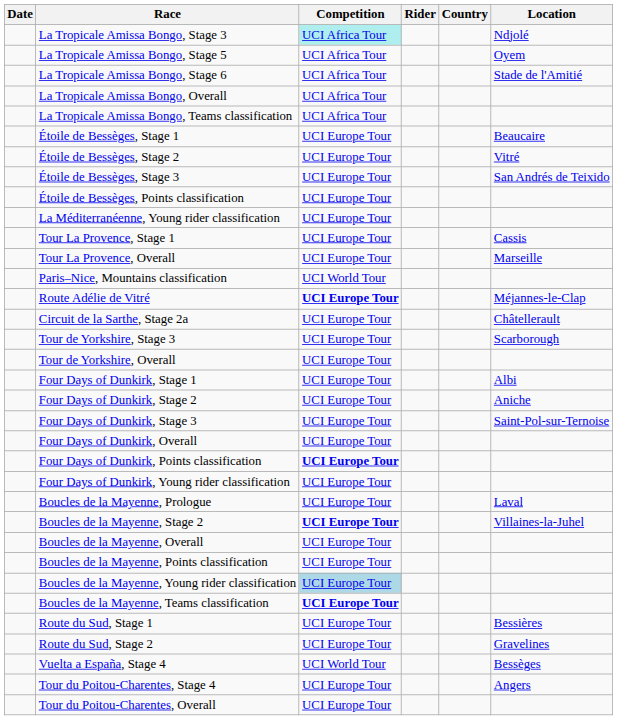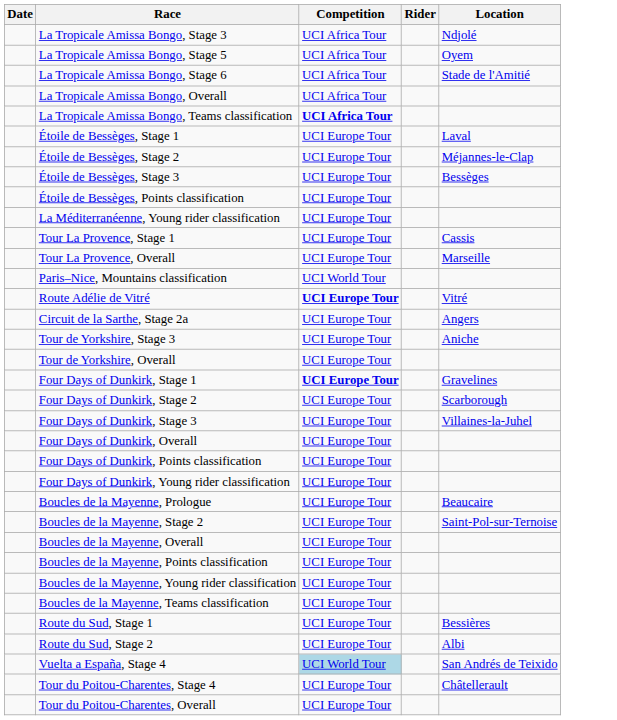- column: (465, 14)
(344, 34) paleturquoise background -> (344, 34) no background
(344, 116) normal -> (347, 116) bold
(519, 136) Beaucaire -> (456, 136) Laval
(507, 156) Vitré -> (488, 156) Méjannes-le-Clap
(552, 177) San Andrés de Teixido -> (465, 177) Bessèges
(540, 298) Méjannes-le-Clap -> (454, 298) Vitré
(527, 319) Châtellerault -> (460, 319) Angers
(527, 339) Scarborough -> (460, 339) Aniche
(347, 380) normal -> (350, 380) bold
(505, 380) Albi -> (469, 380) Gravelines
(512, 400) Aniche -> (474, 400) Scarborough
(552, 420) Saint-Pol-sur-Ternoise -> (487, 420) Villaines-la-Juhel
(350, 461) bold -> (347, 461) normal
(508, 501) Laval -> (467, 501) Beaucaire
(350, 522) bold -> (347, 522) normal
(539, 522) Villaines-la-Juhel -> (499, 522) Saint-Pol-sur-Ternoise
(347, 583) lightblue background -> (347, 583) no background
(350, 603) bold -> (347, 603) normal
(522, 643) Gravelines -> (453, 643) Albi
(344, 664) no background -> (344, 664) lightblue background
(517, 664) Bessèges -> (500, 664) San Andrés de Teixido
(512, 684) Angers -> (475, 684) Châtellerault
